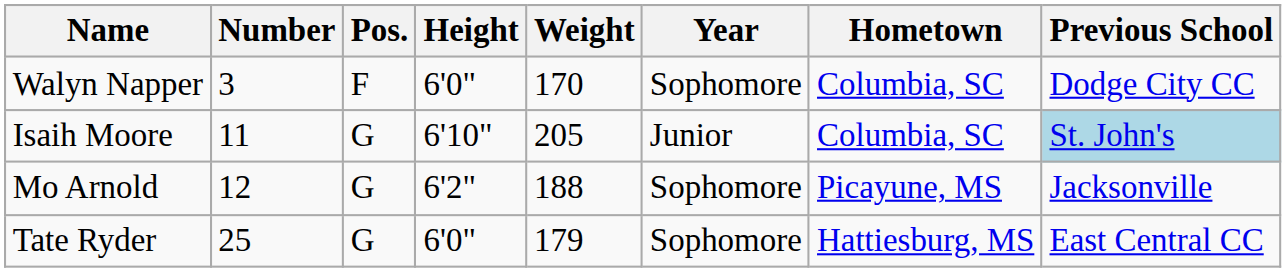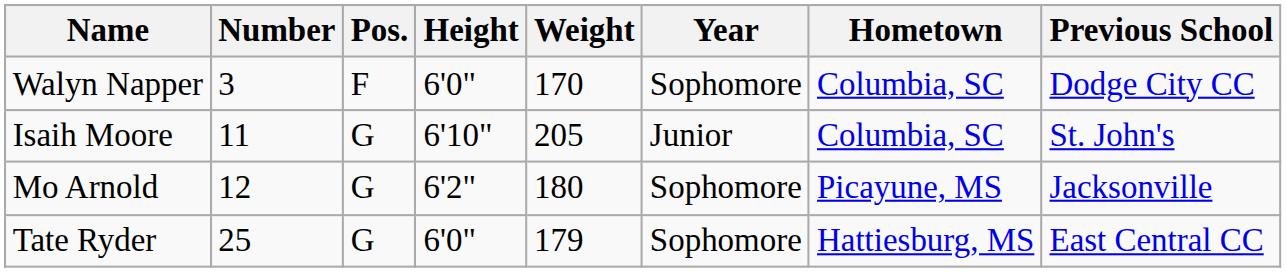(1112, 135) lightblue background -> (1112, 135) no background
(559, 187) 188 -> (559, 187) 180
